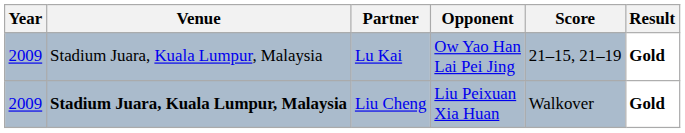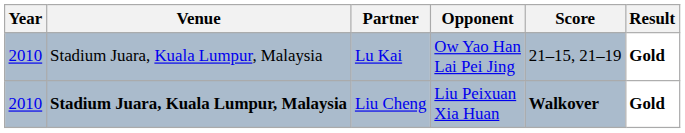(25, 56) 2009 -> (25, 56) 2010
(25, 104) 2009 -> (25, 104) 2010
(561, 104) normal -> (564, 104) bold
